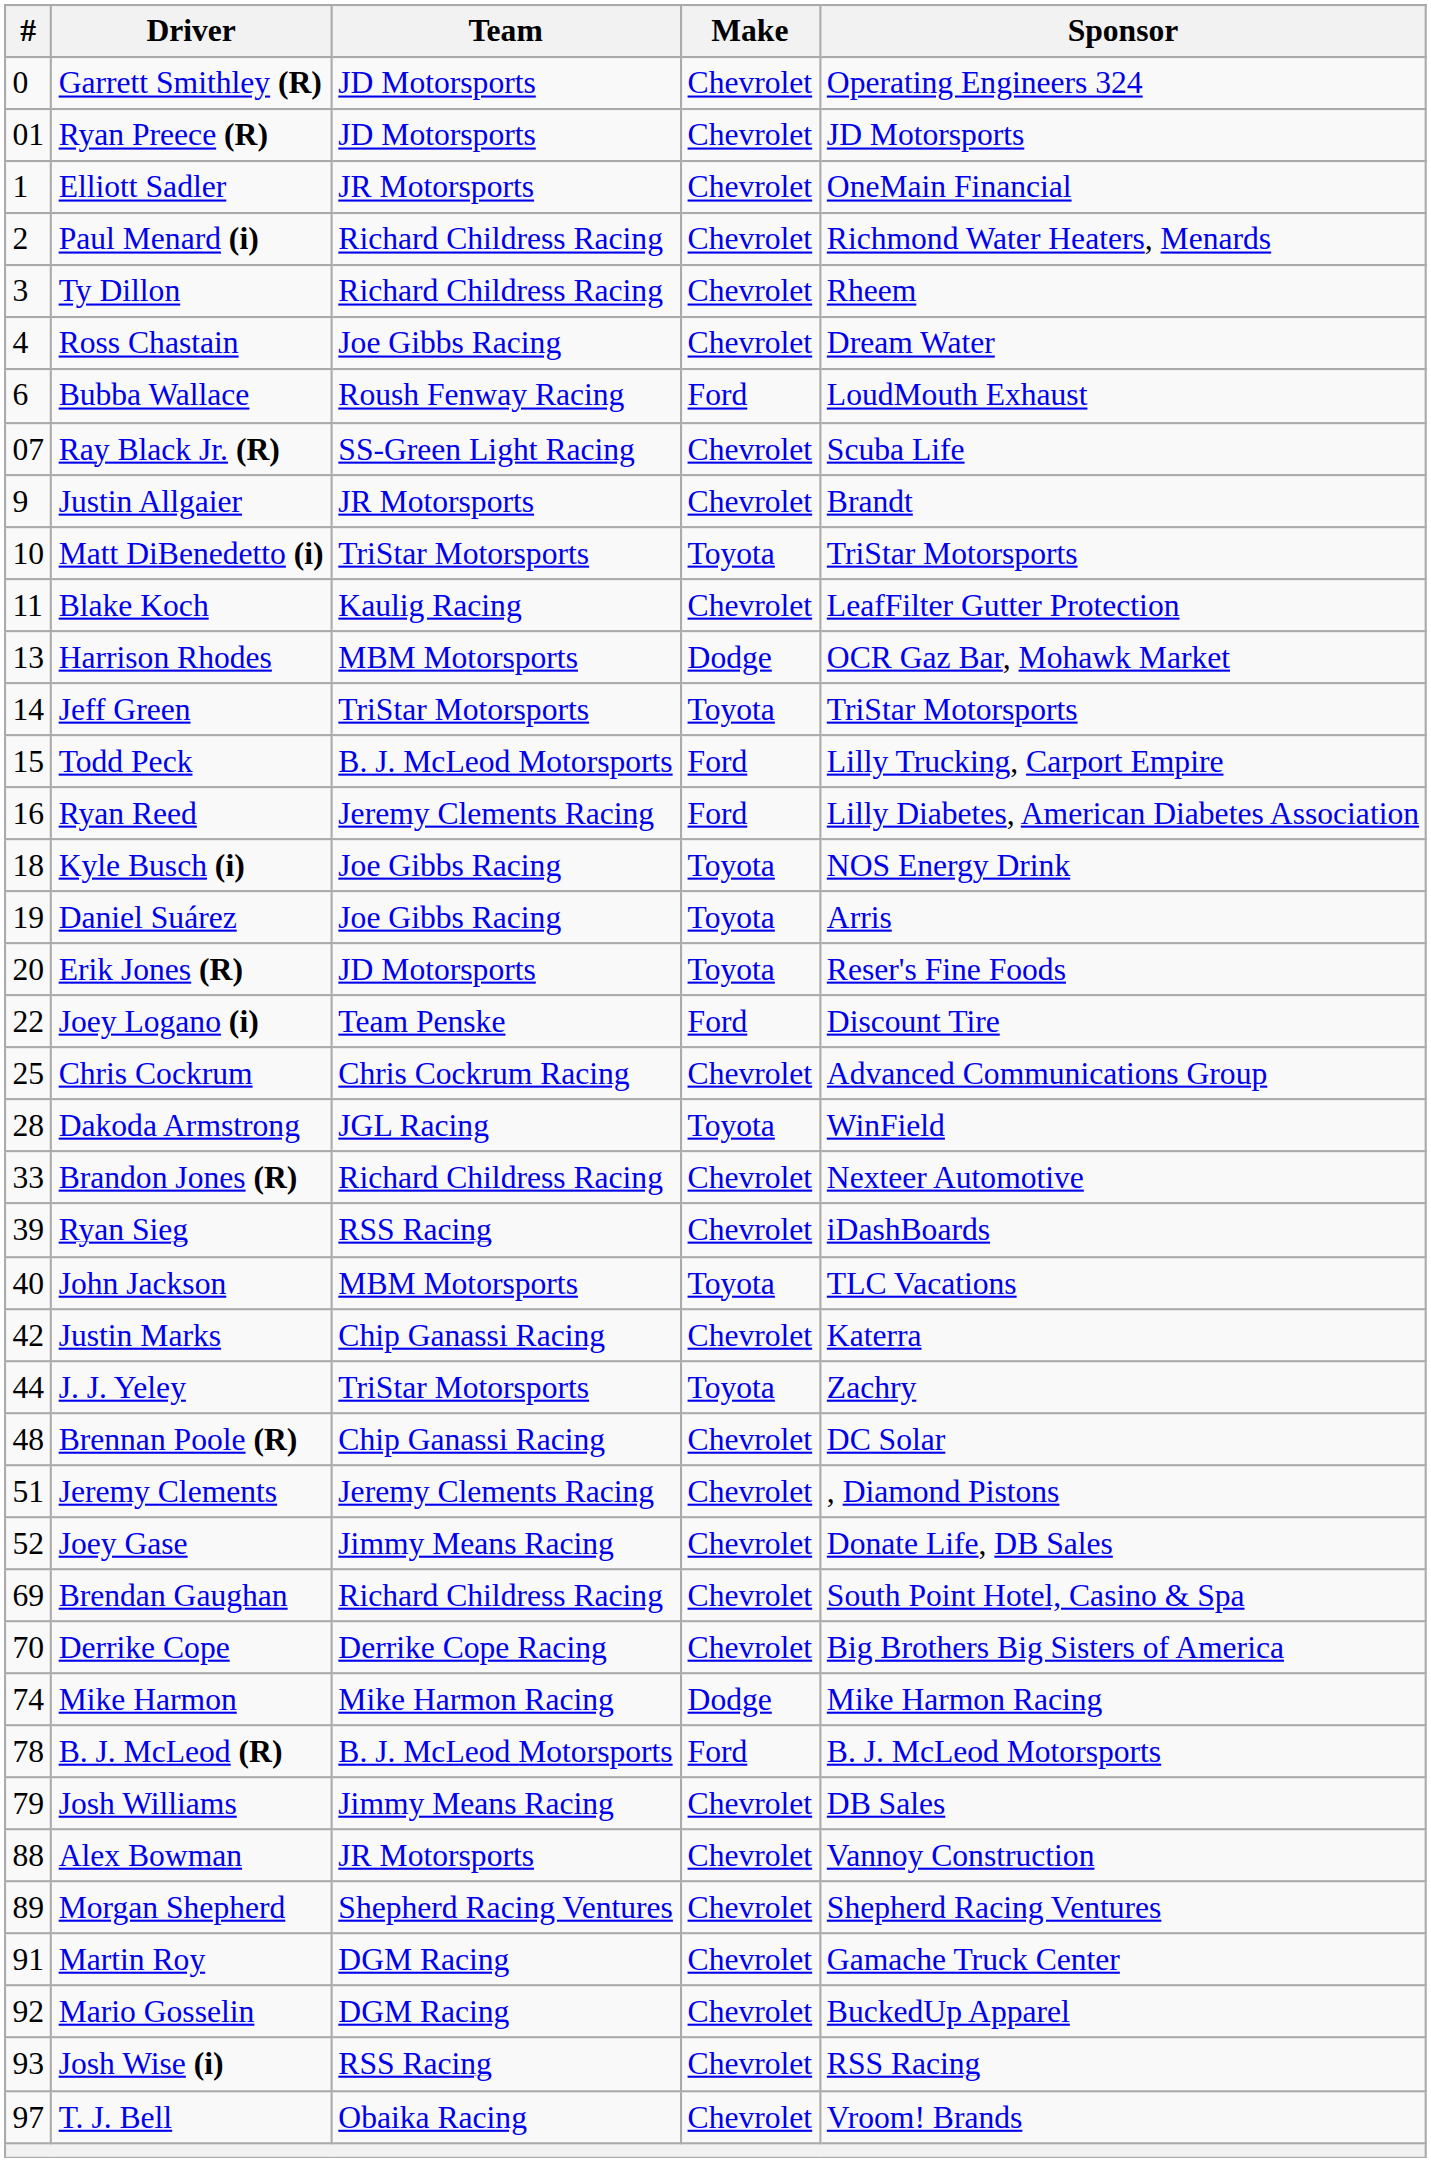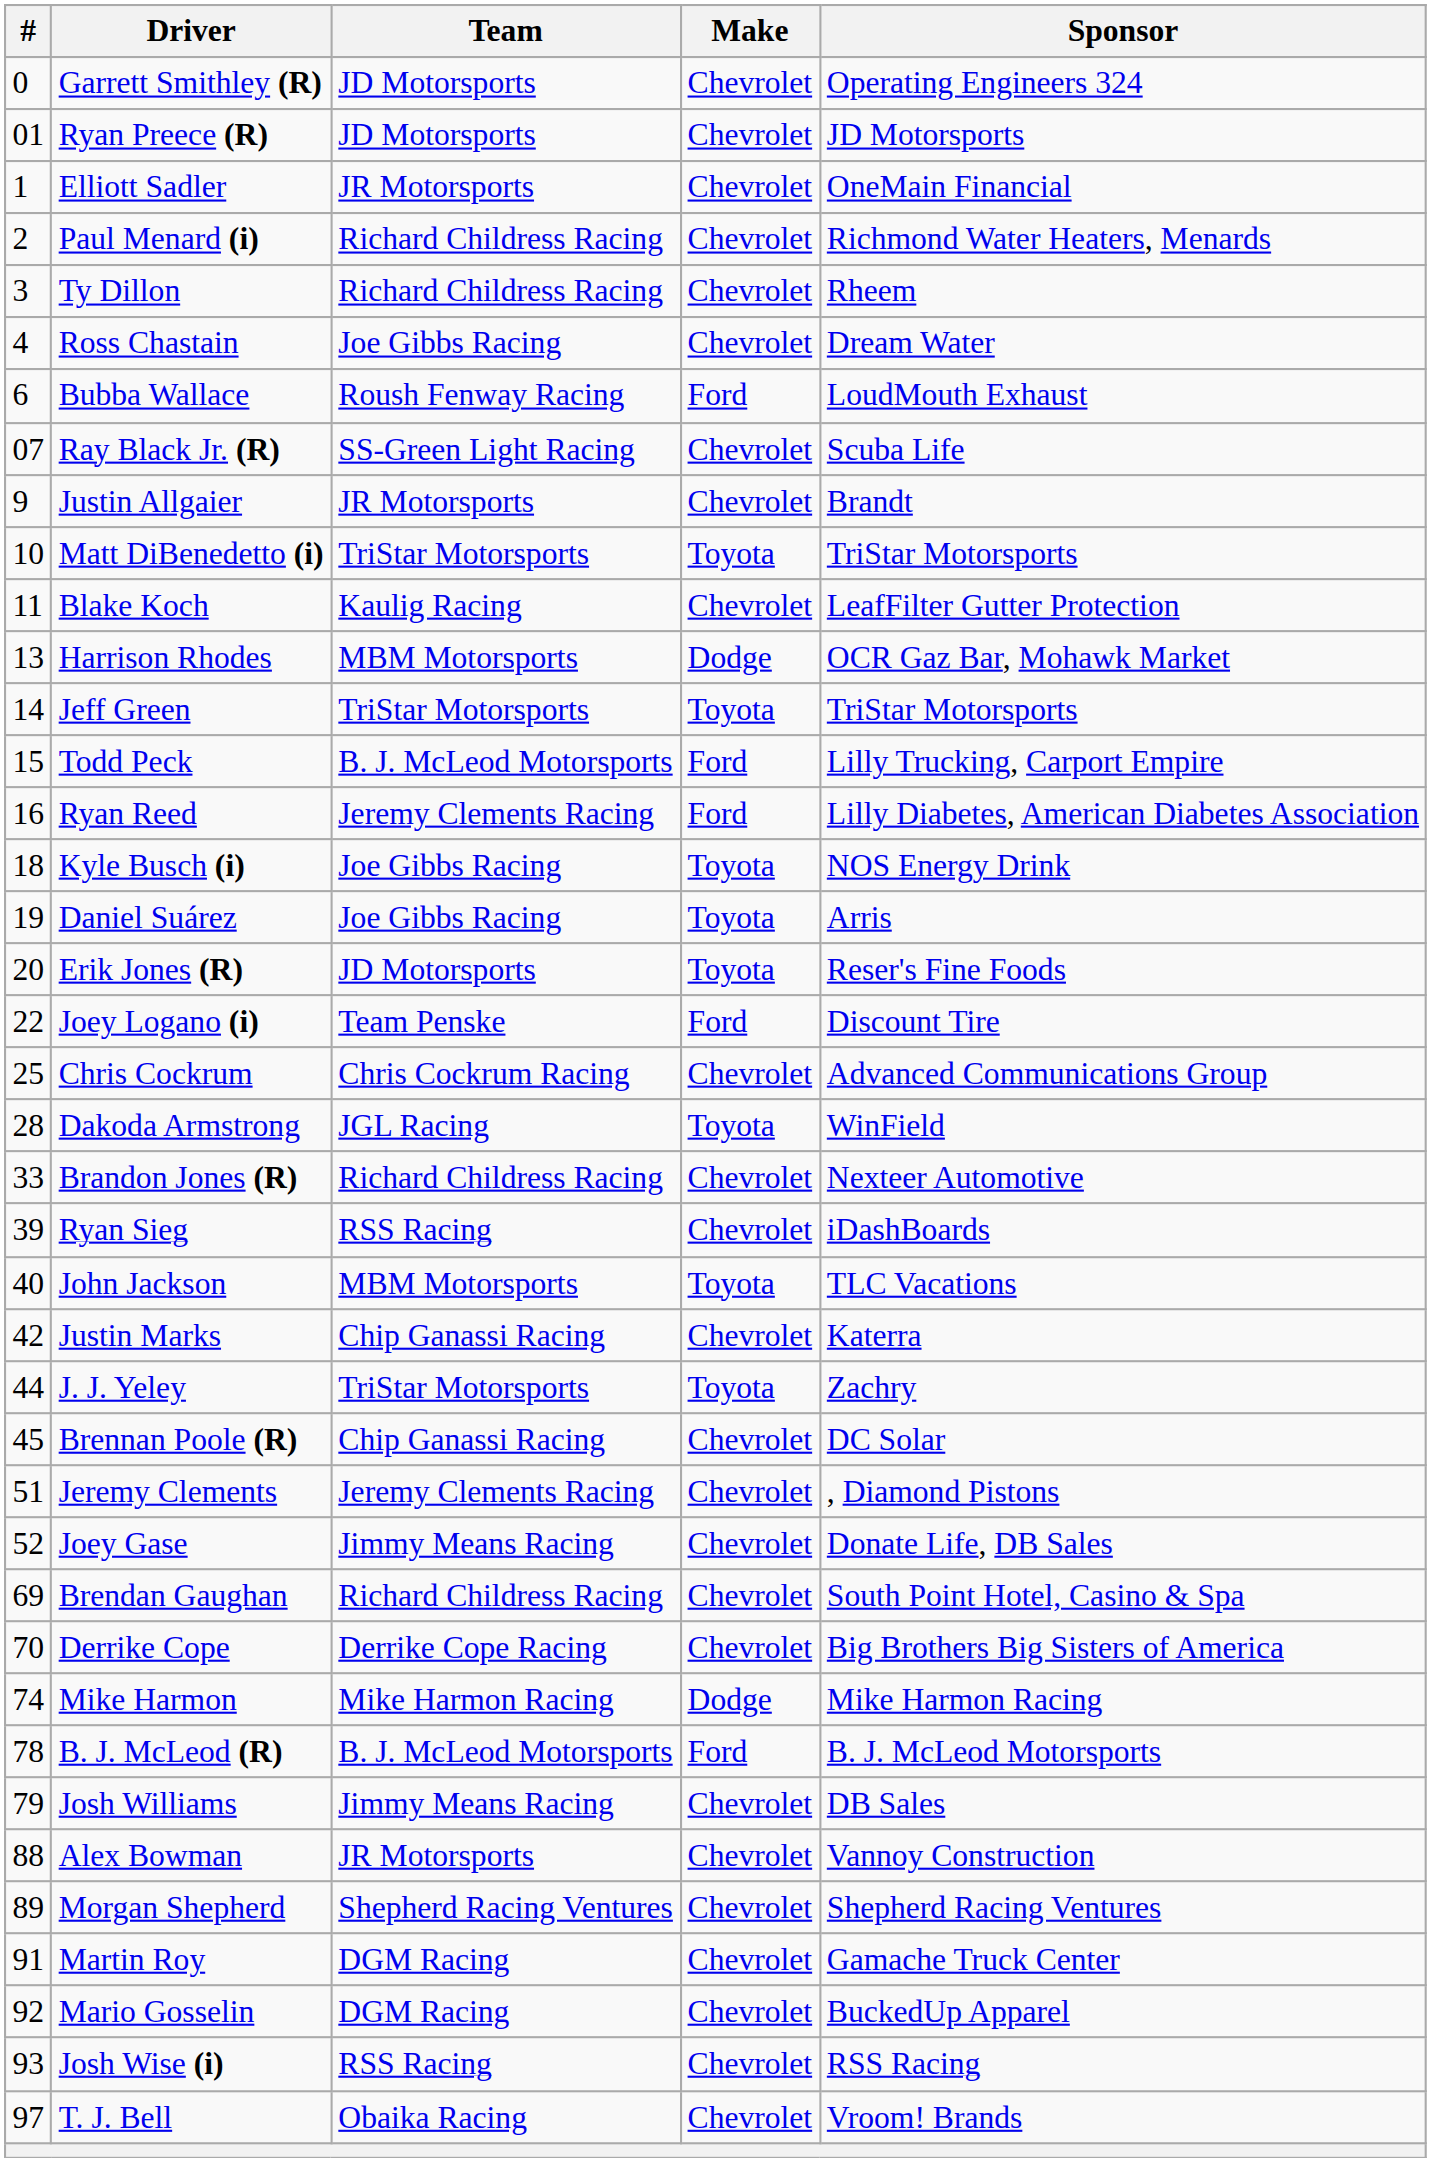(28, 1438) 48 -> (28, 1438) 45
